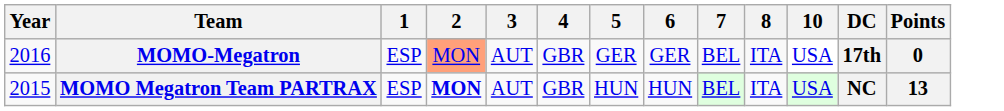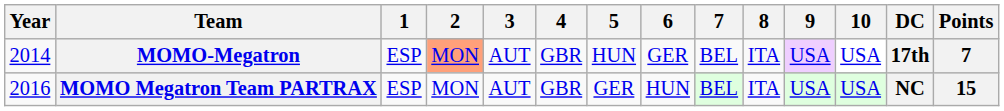+ column: (810, 21)
(30, 55) 2016 -> (30, 55) 2014
(616, 55) GER -> (614, 55) HUN
(918, 55) 0 -> (966, 55) 7
(30, 89) 2015 -> (30, 89) 2016
(456, 89) bold -> (455, 89) normal
(616, 89) HUN -> (614, 89) GER
(918, 89) 13 -> (966, 89) 15
